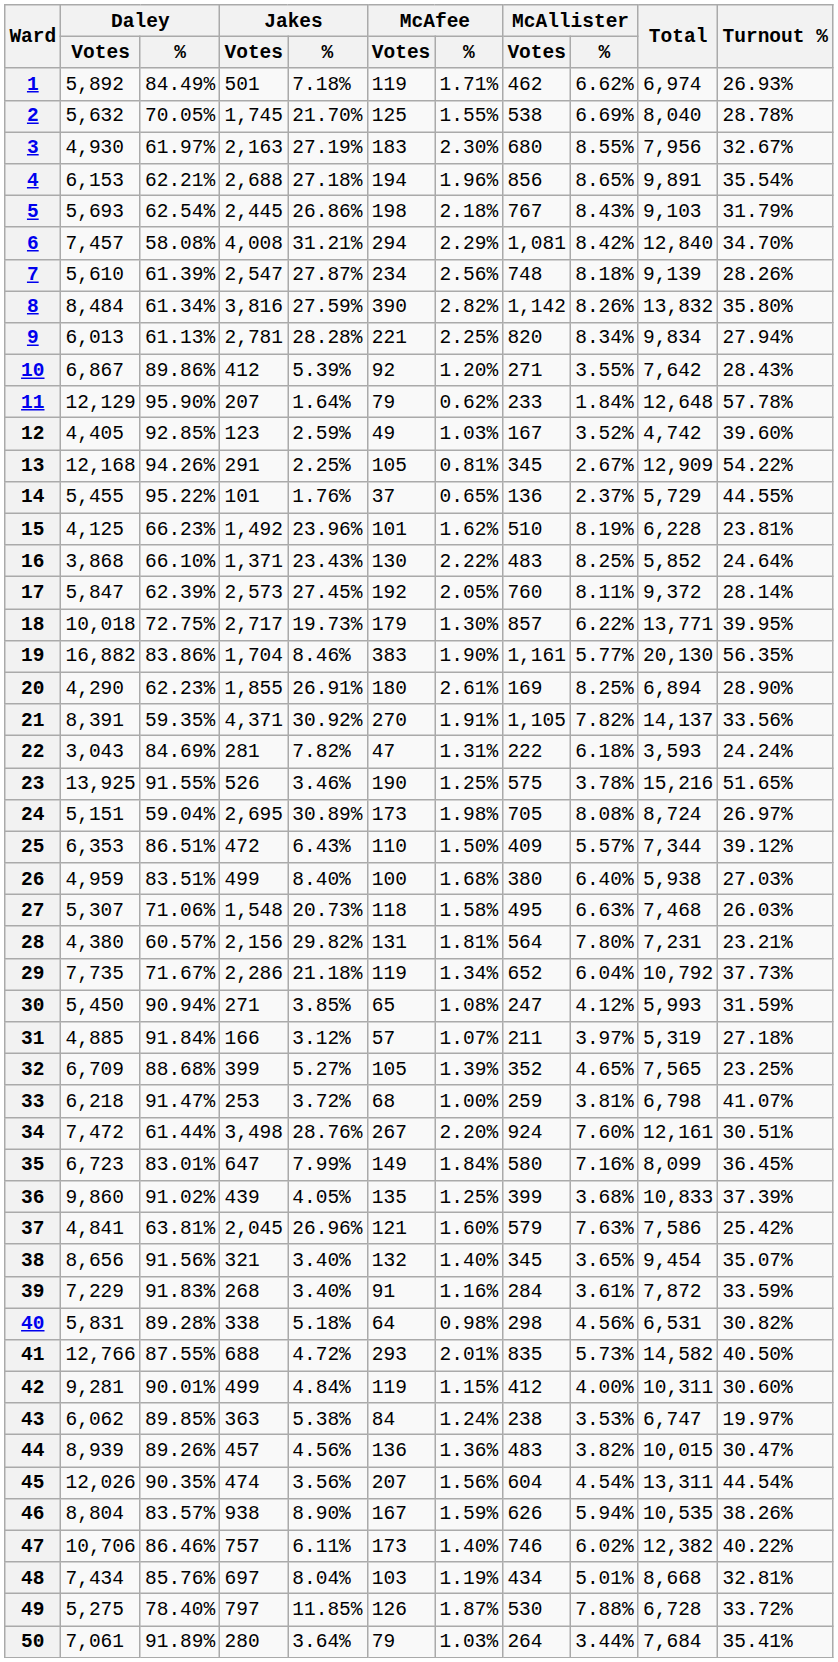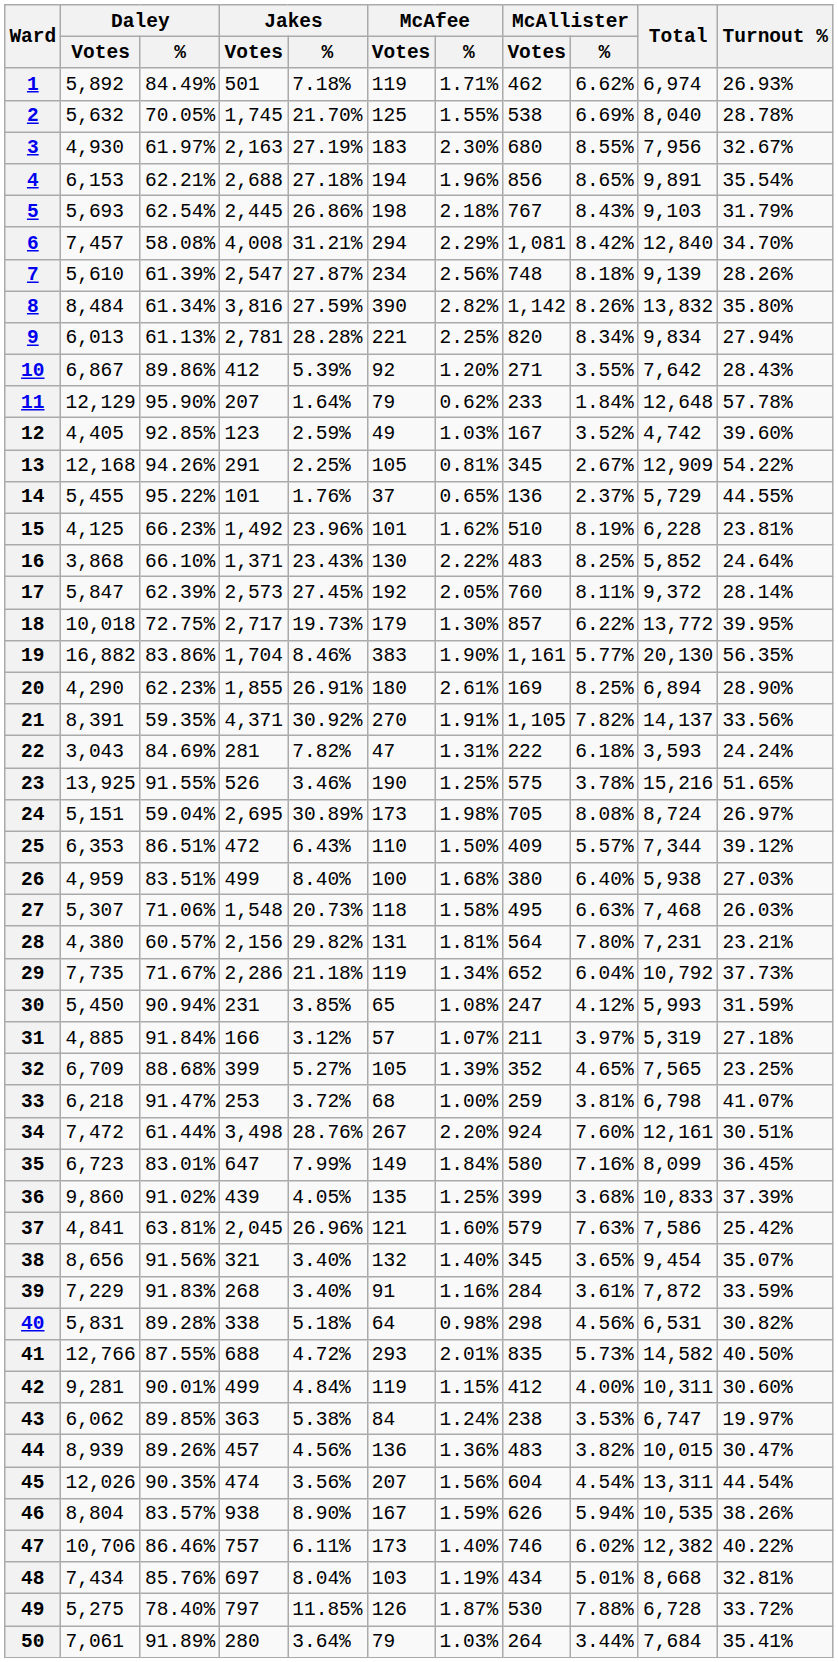(678, 624) 13,771 -> (678, 624) 13,772
(242, 1006) 271 -> (242, 1006) 231
